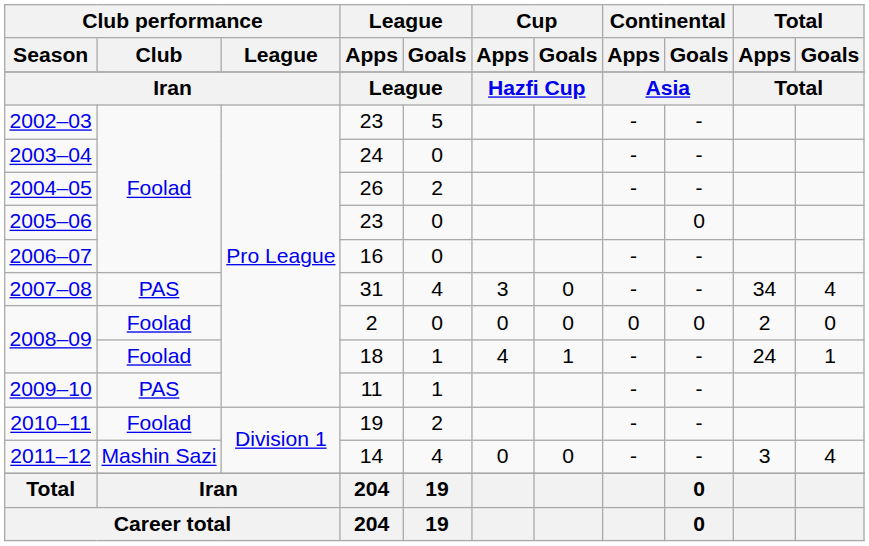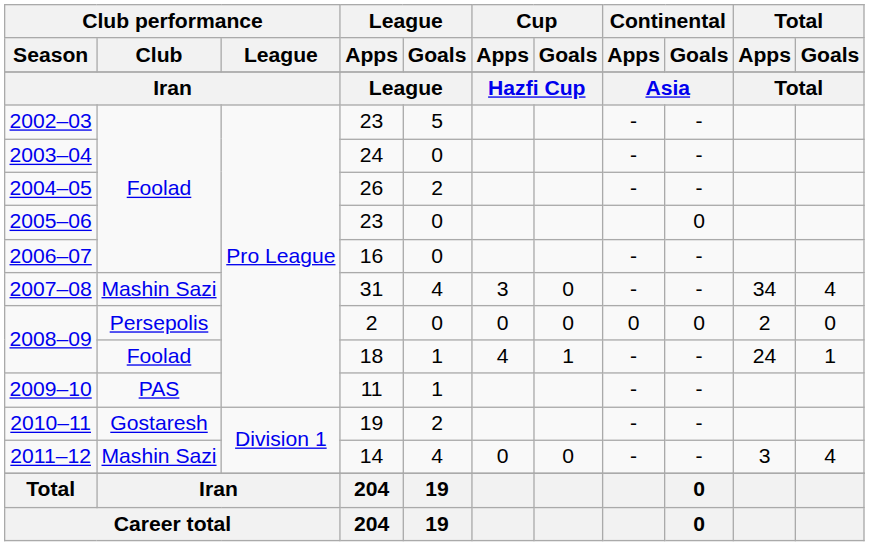(159, 289) PAS -> (159, 289) Mashin Sazi
(159, 322) Foolad -> (159, 322) Persepolis
(159, 423) Foolad -> (159, 423) Gostaresh
